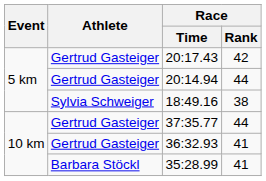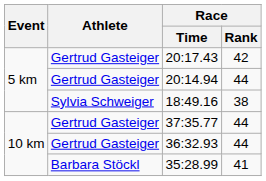(241, 144) 41 -> (241, 144) 44
